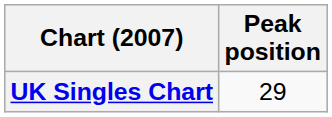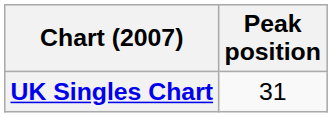(273, 91) 29 -> (273, 91) 31
